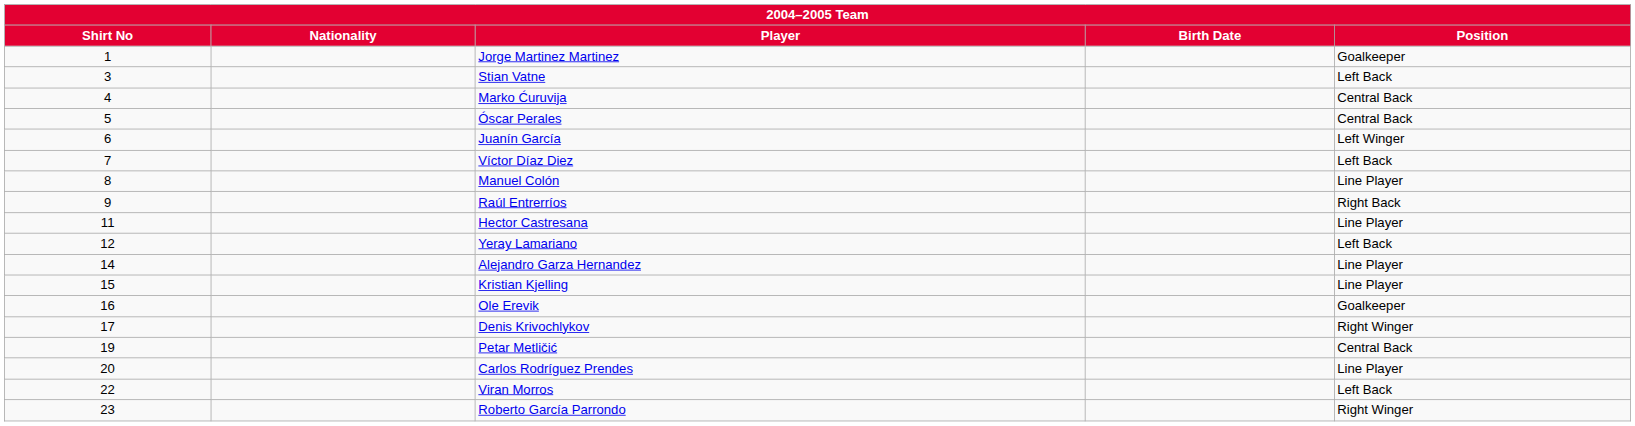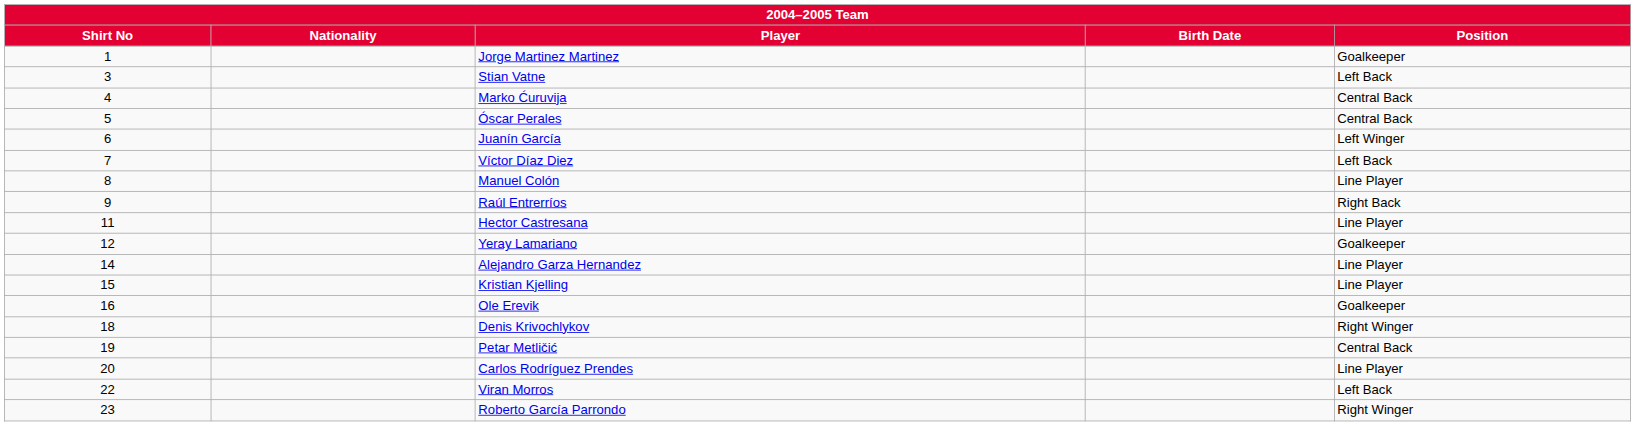(1365, 243) Left Back -> (1371, 243) Goalkeeper
(108, 327) 17 -> (108, 327) 18
